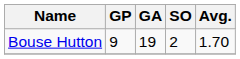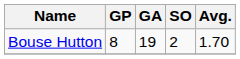(114, 41) 9 -> (114, 41) 8
